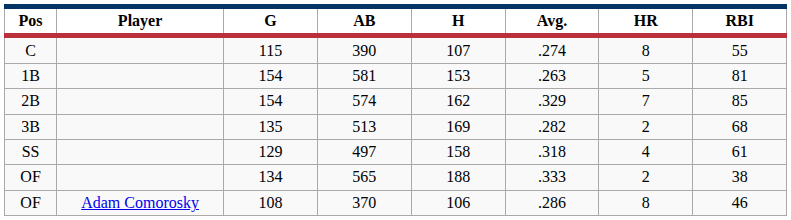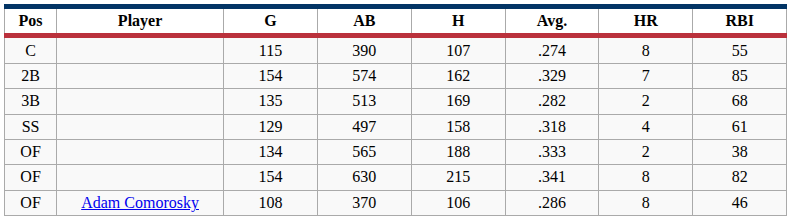- row: (364, 75)
+ row: (364, 177)
